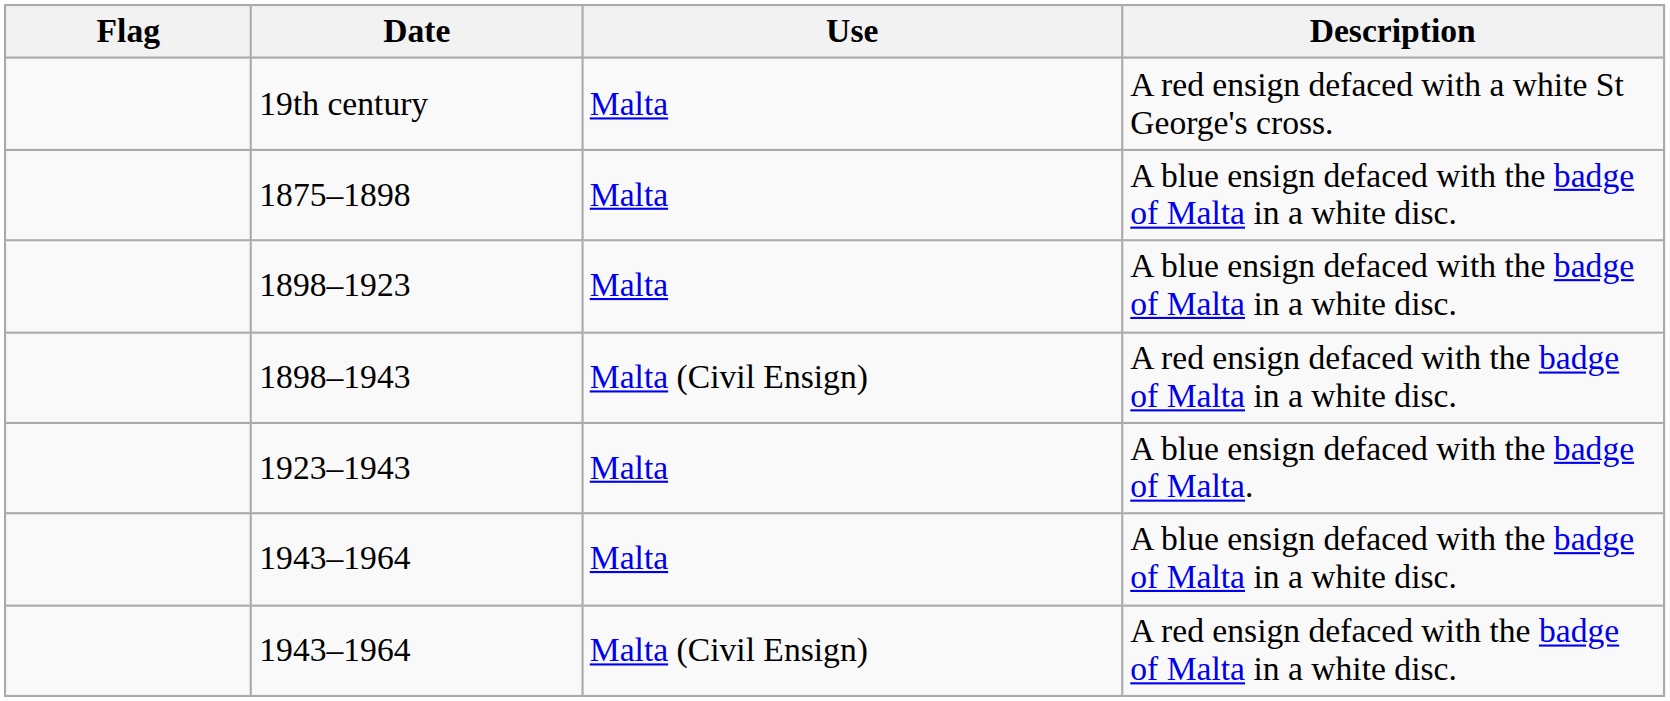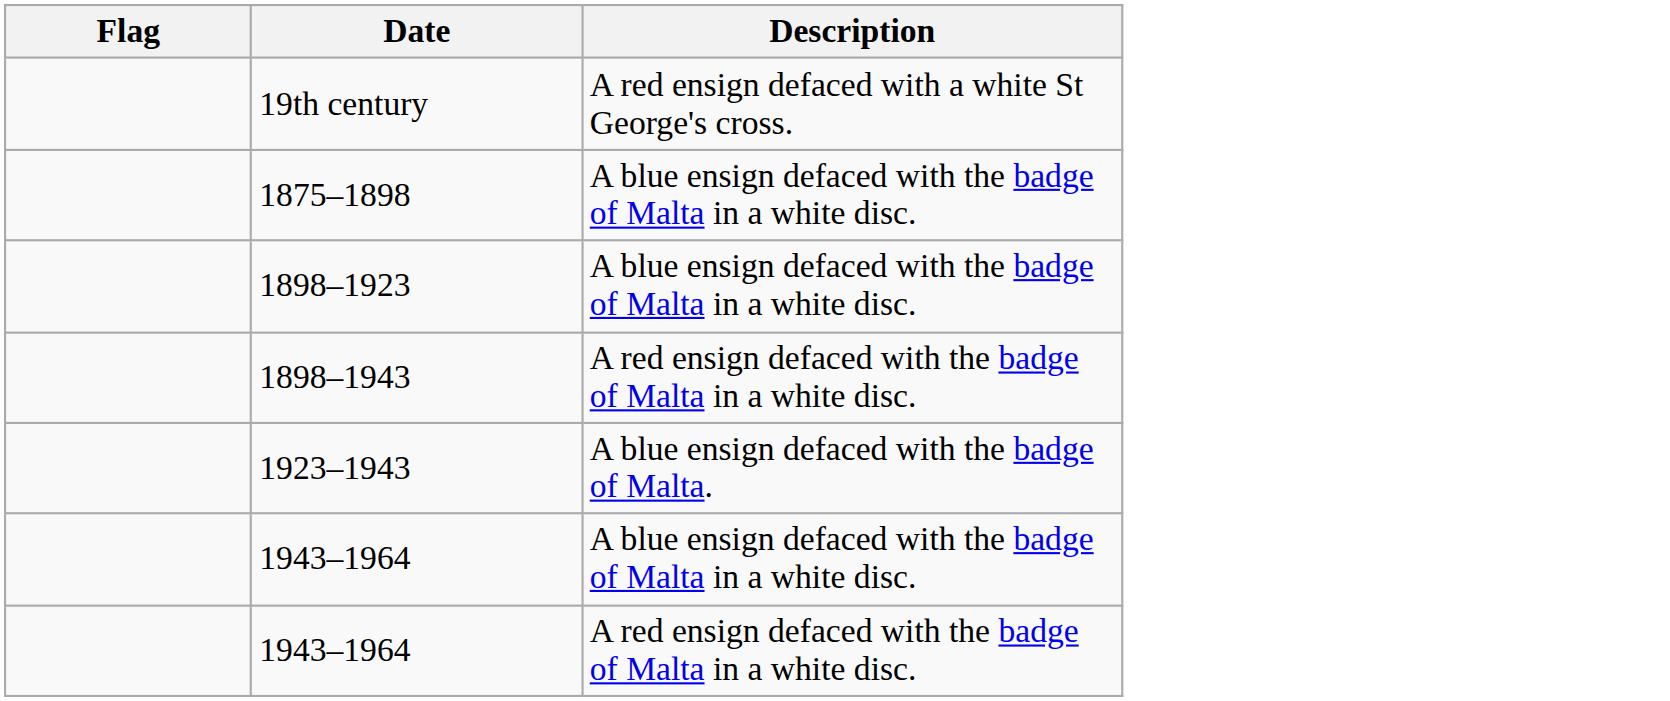- column: (852, 31)
